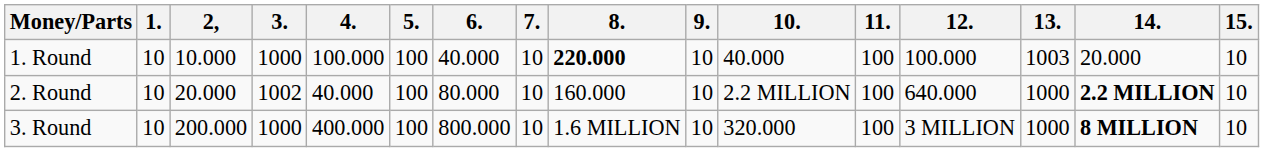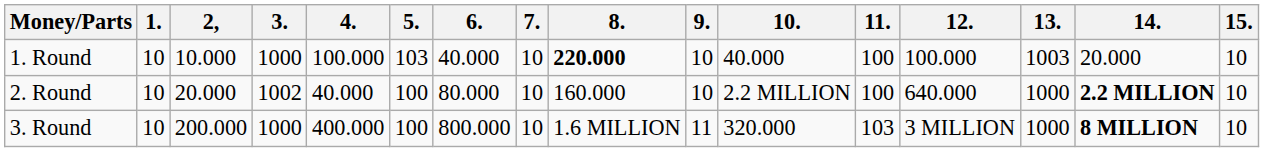(411, 57) 100 -> (411, 57) 103
(702, 127) 10 -> (701, 127) 11
(877, 127) 100 -> (877, 127) 103
